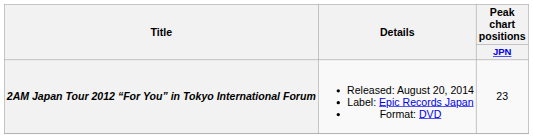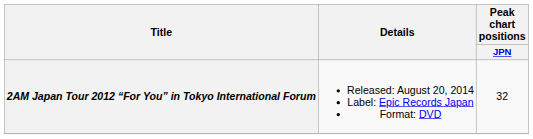(502, 96) 23 -> (502, 96) 32
